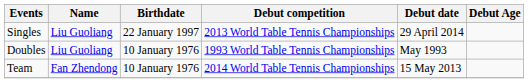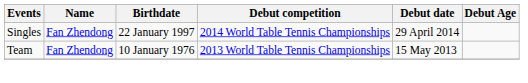(82, 31) Liu Guoliang -> (80, 31) Fan Zhendong
(299, 31) 2013 World Table Tennis Championships -> (295, 31) 2014 World Table Tennis Championships
- row: (26, 50)
(299, 68) 2014 World Table Tennis Championships -> (295, 50) 2013 World Table Tennis Championships
